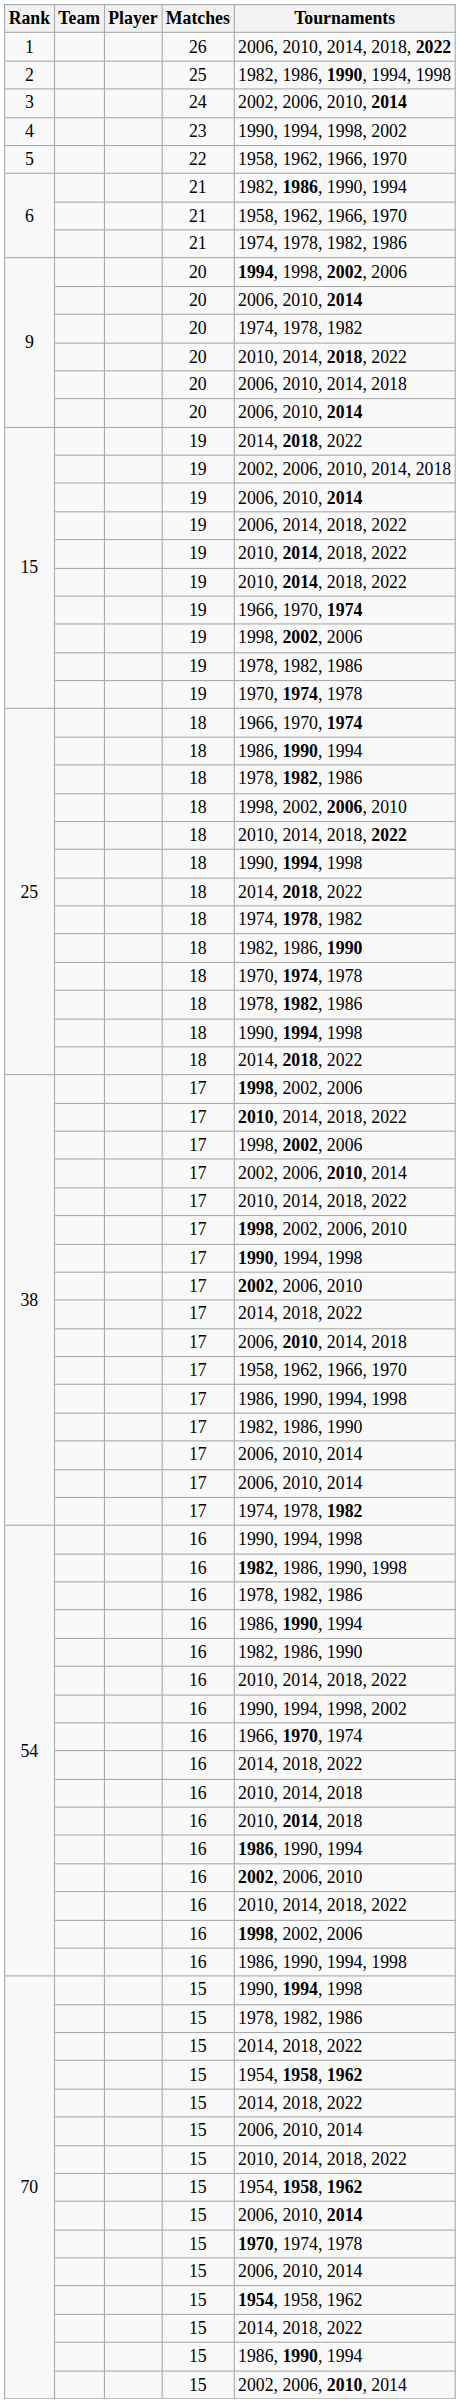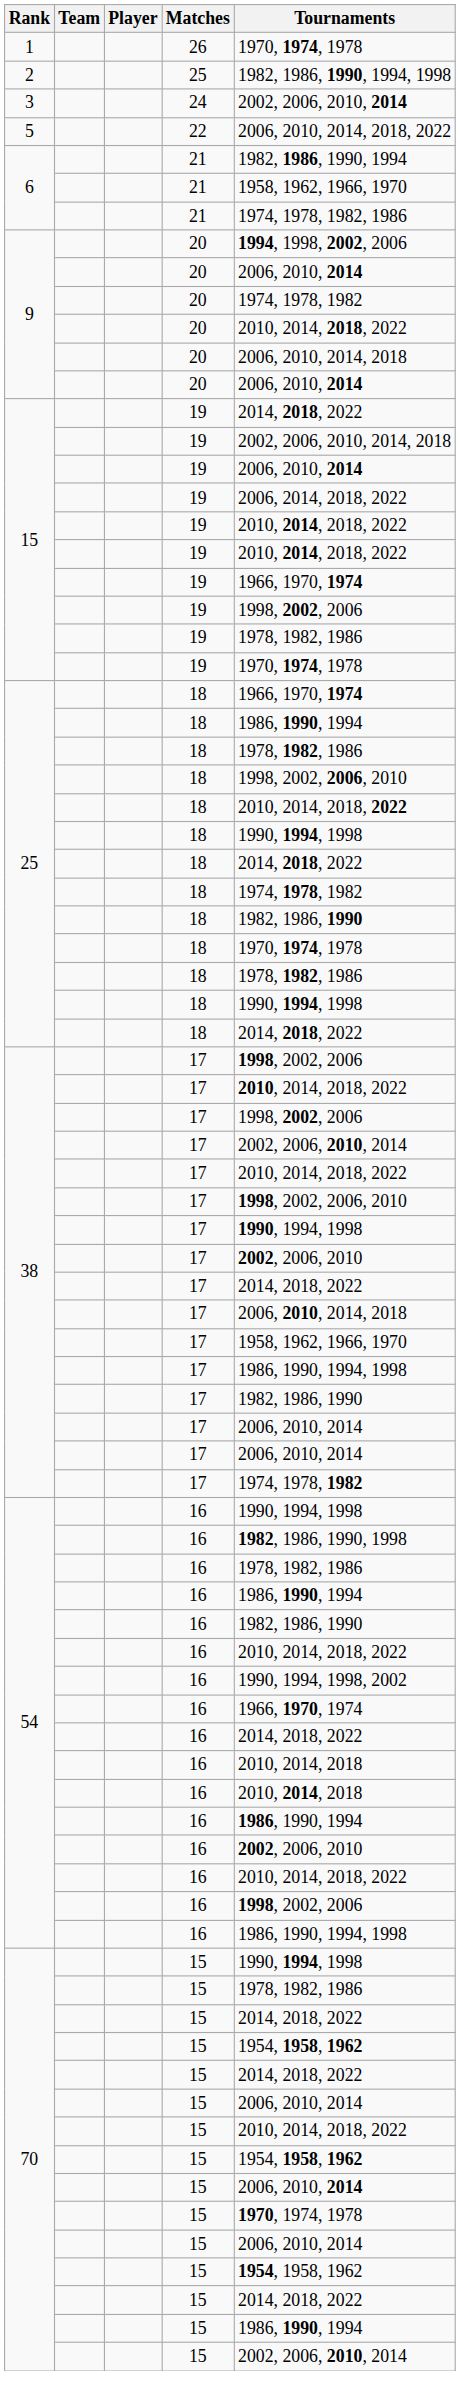(345, 46) 2006, 2010, 2014, 2018, 2022 -> (300, 46) 1970, 1974, 1978
- row: (29, 131)
(322, 159) 1958, 1962, 1966, 1970 -> (345, 131) 2006, 2010, 2014, 2018, 2022
